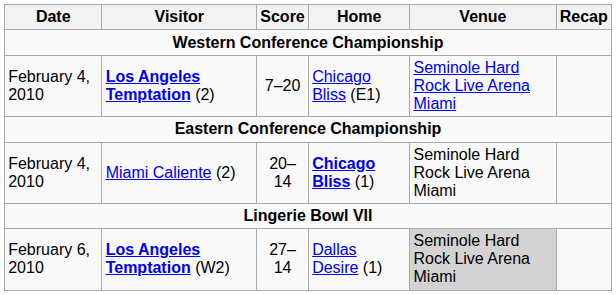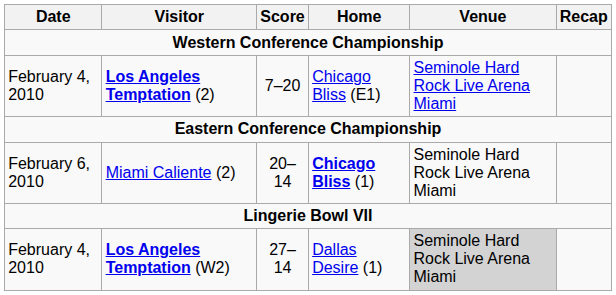(49, 172) February 4, 2010 -> (49, 172) February 6, 2010
(49, 259) February 6, 2010 -> (49, 259) February 4, 2010
